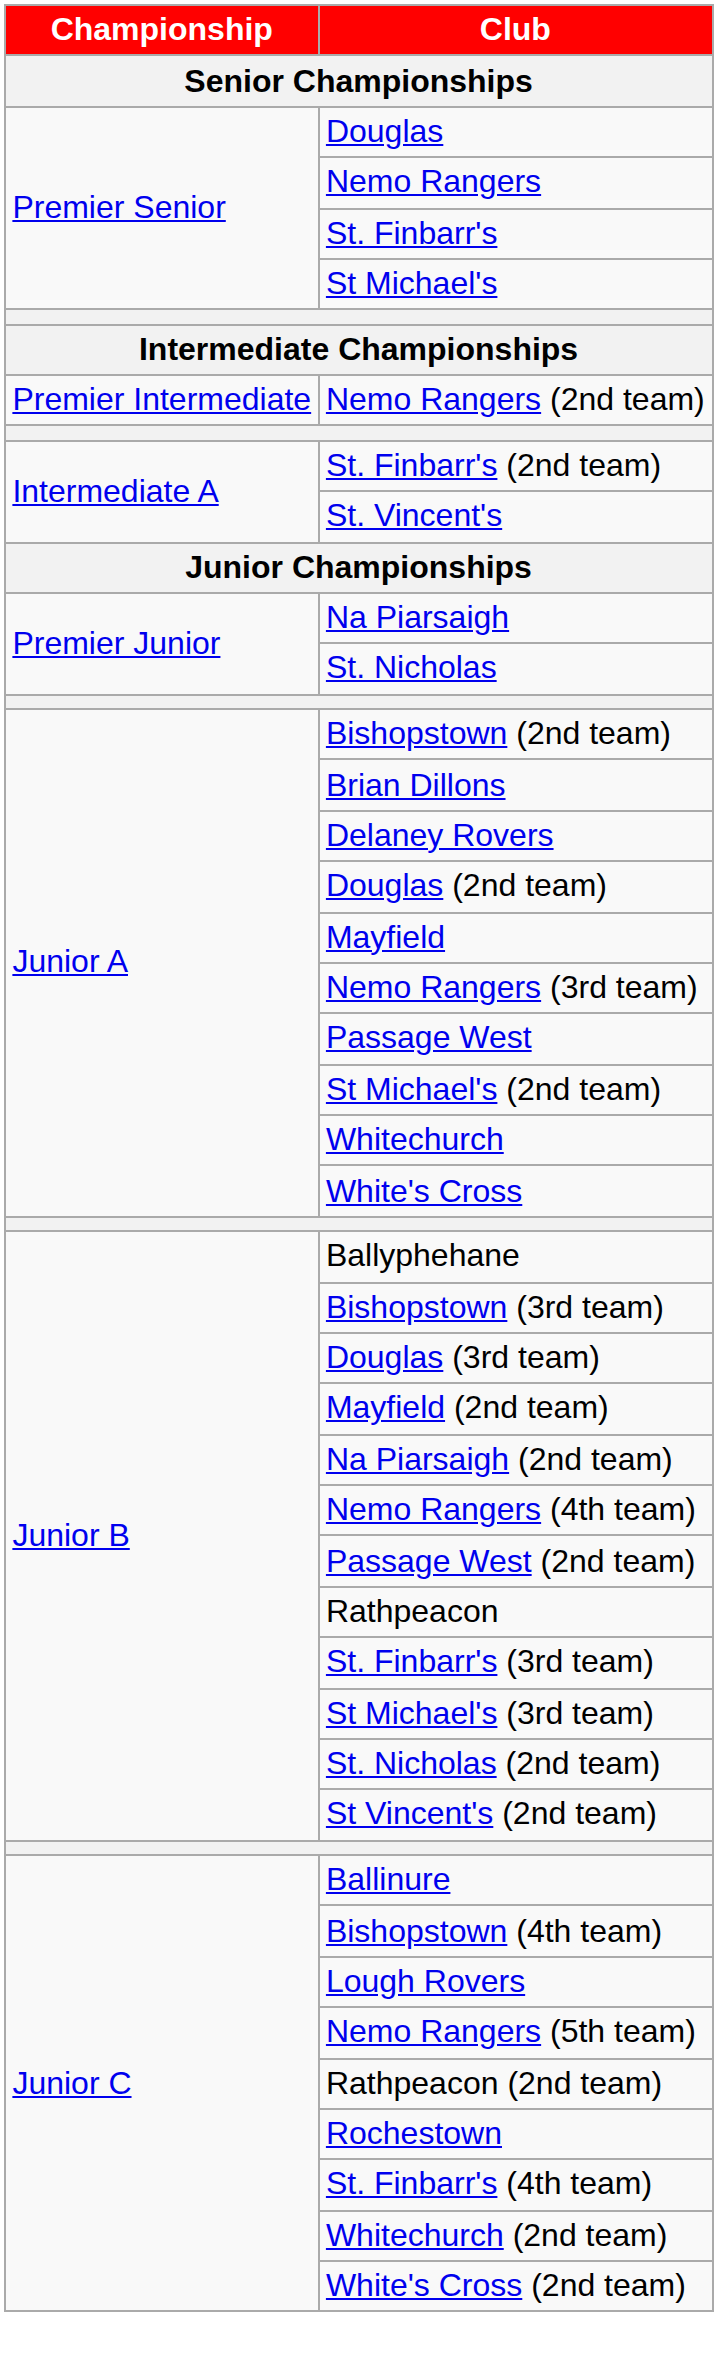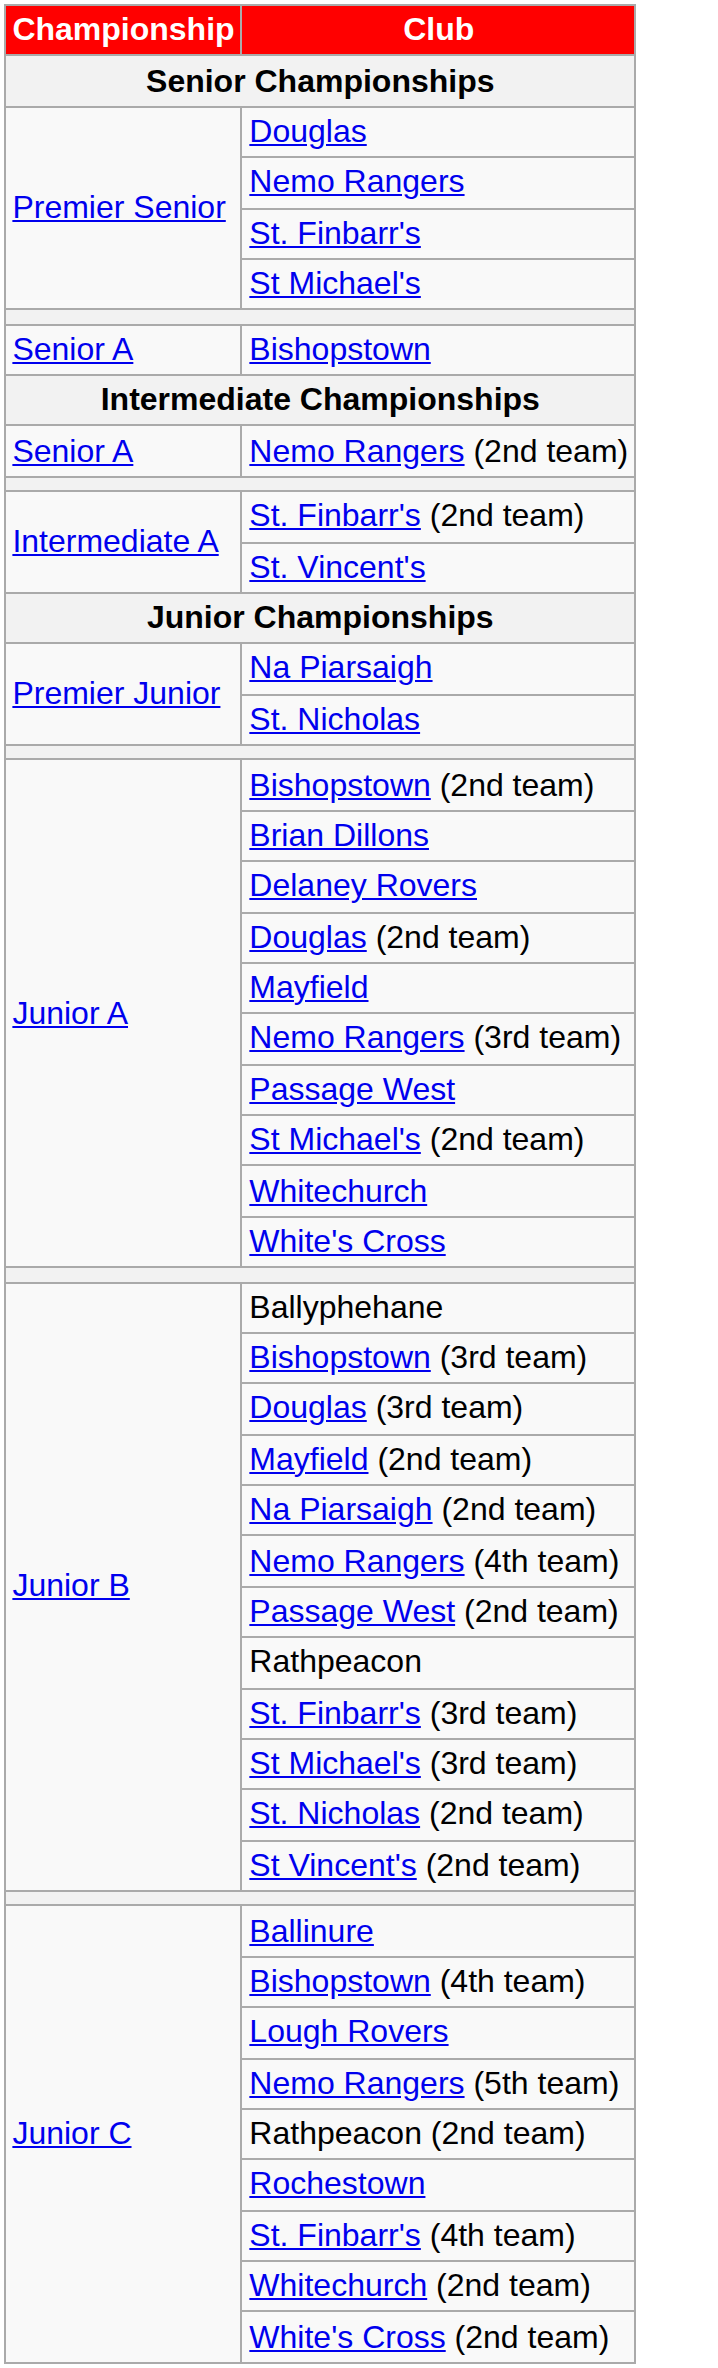+ row: (340, 349)
(162, 399) Premier Intermediate -> (73, 450) Senior A
